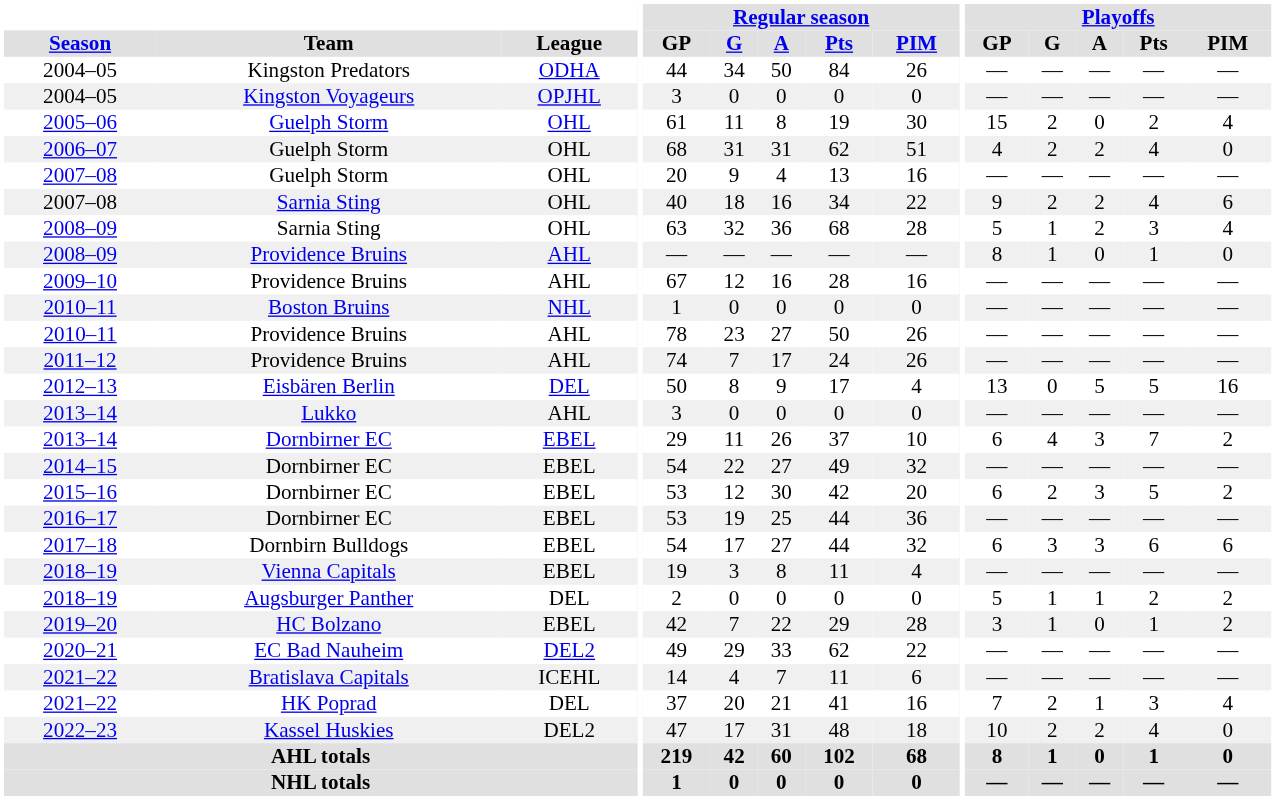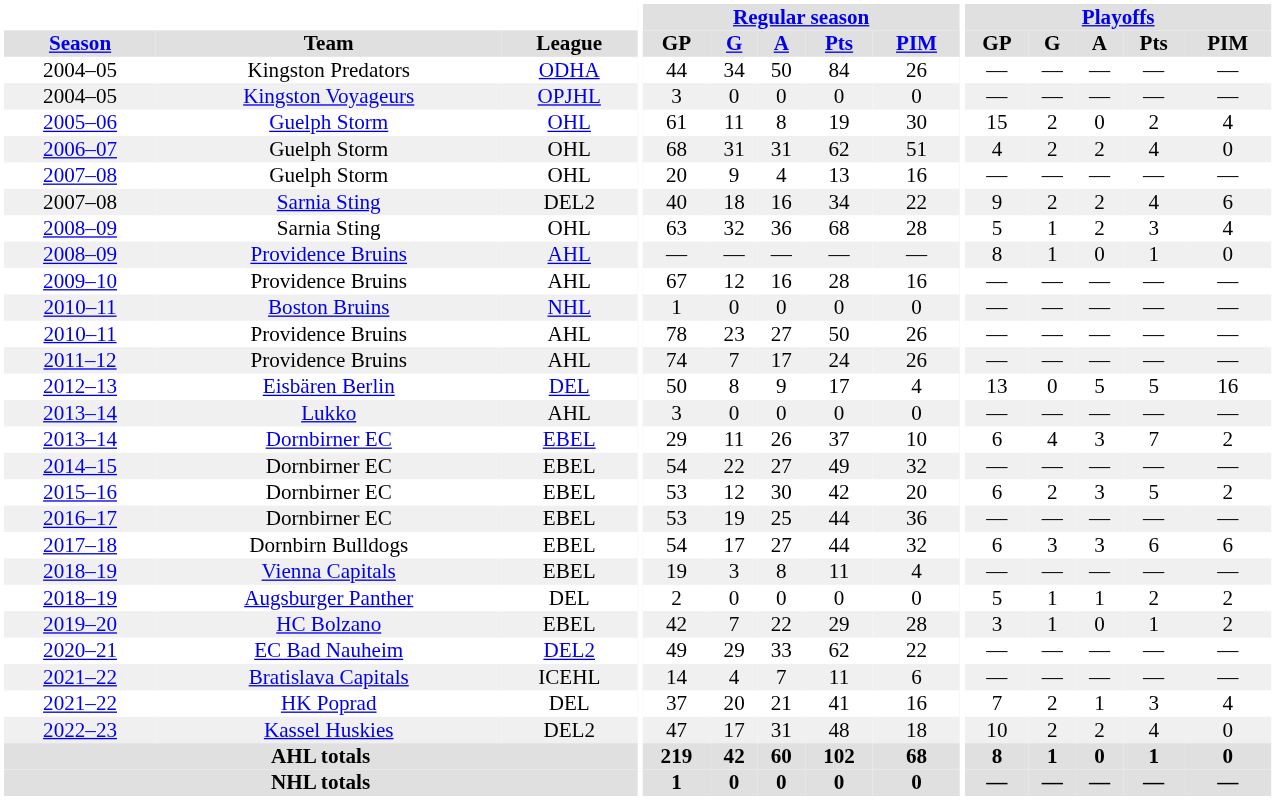(569, 201) OHL -> (569, 201) DEL2
